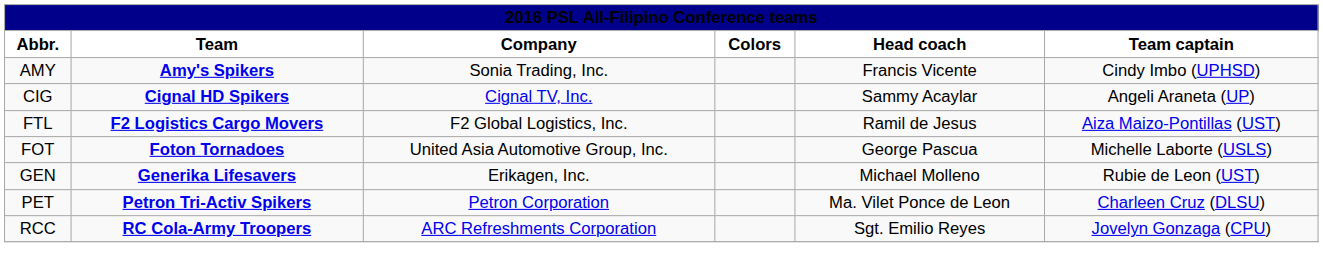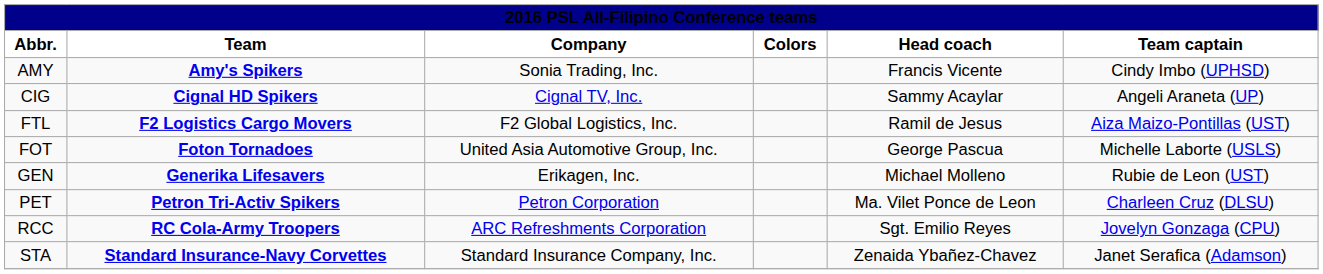+ row: (36, 255)
